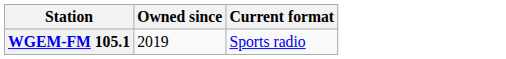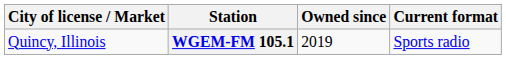+ column: (86, 16)
